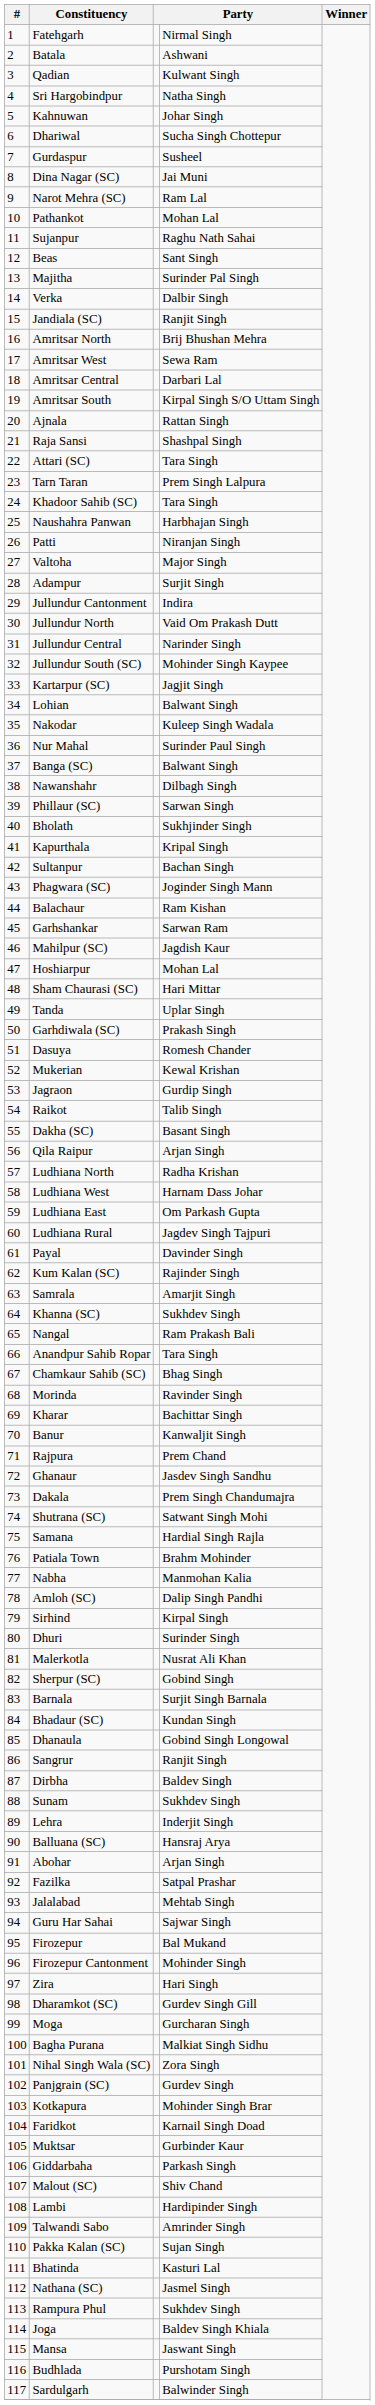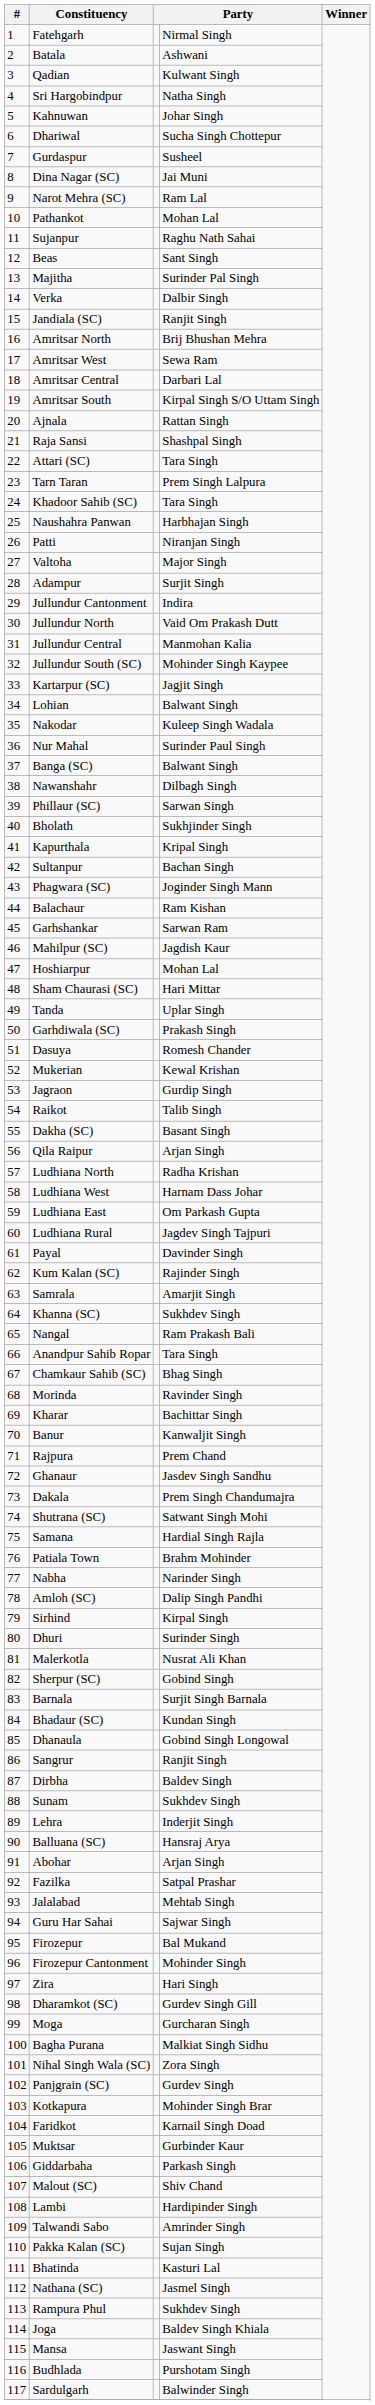(202, 643) Narinder Singh -> (207, 643) Manmohan Kalia
(207, 1577) Manmohan Kalia -> (202, 1577) Narinder Singh
